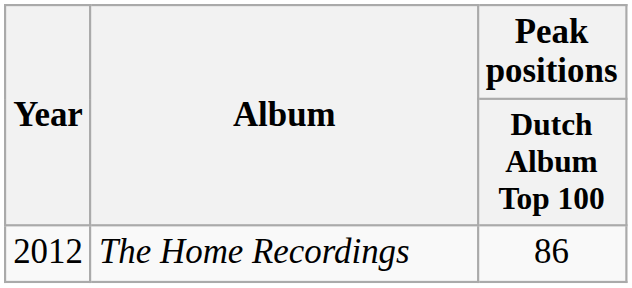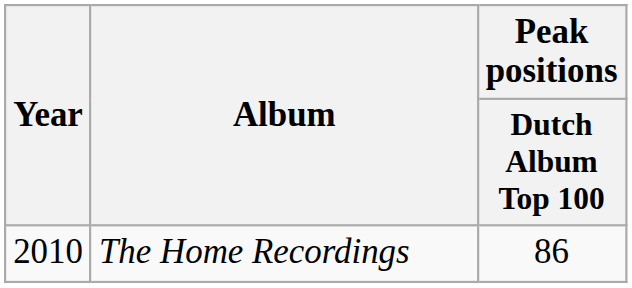(48, 252) 2012 -> (48, 252) 2010
